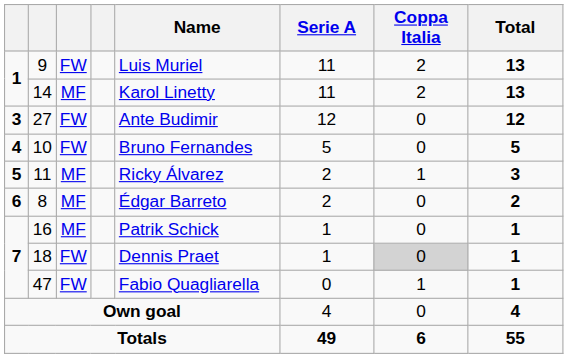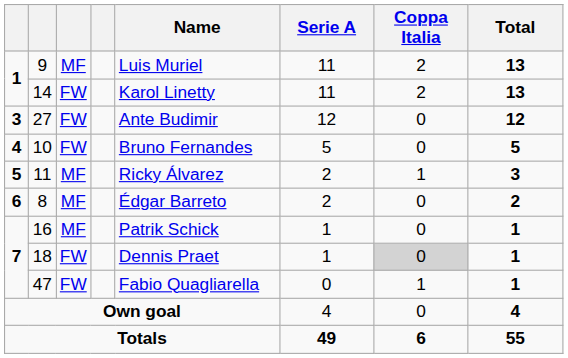(73, 65) FW -> (73, 65) MF
(73, 92) MF -> (73, 92) FW
